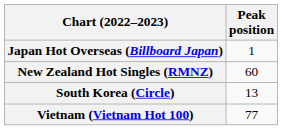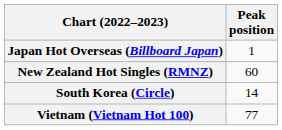(252, 93) 13 -> (252, 93) 14
